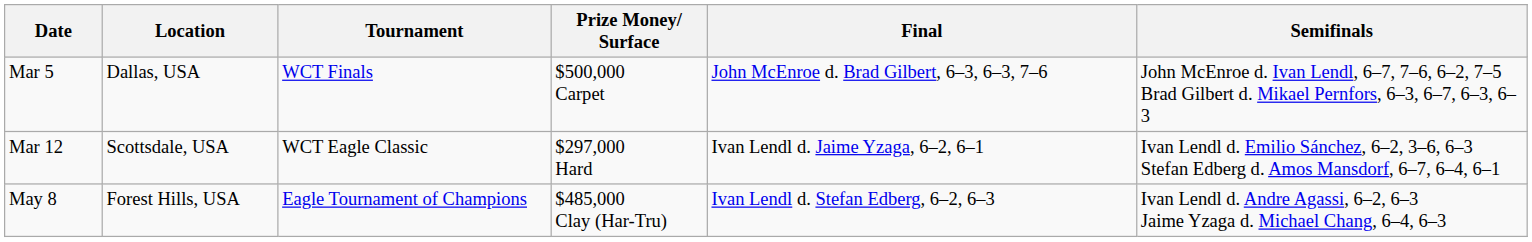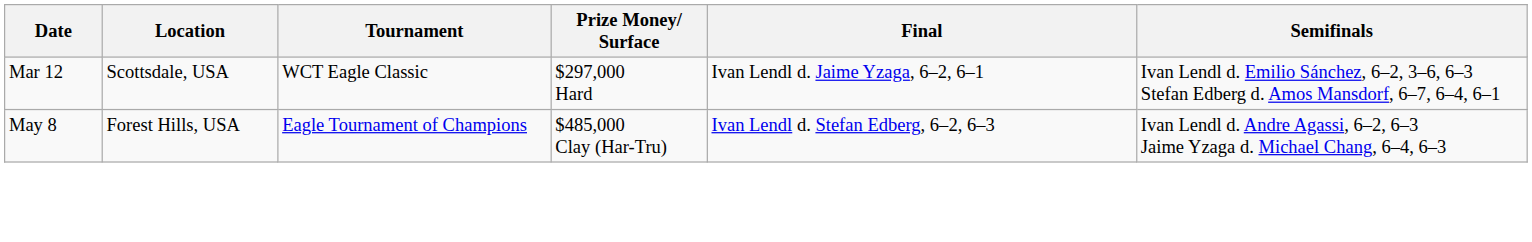- row: (31, 72)
